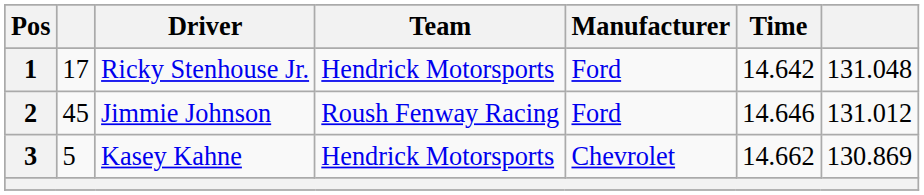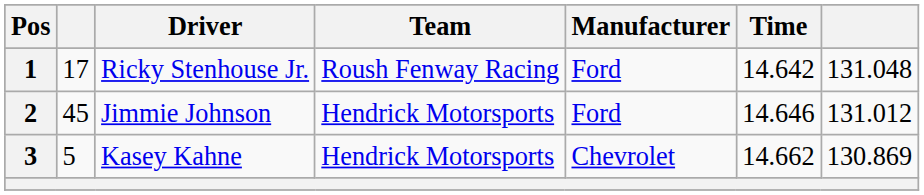(438, 69) Hendrick Motorsports -> (440, 69) Roush Fenway Racing
(440, 113) Roush Fenway Racing -> (438, 113) Hendrick Motorsports
